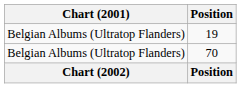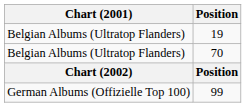+ row: (217, 92)
